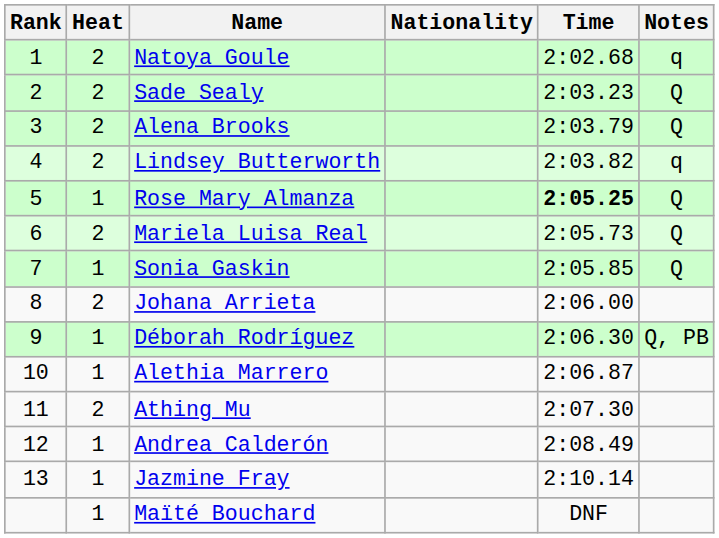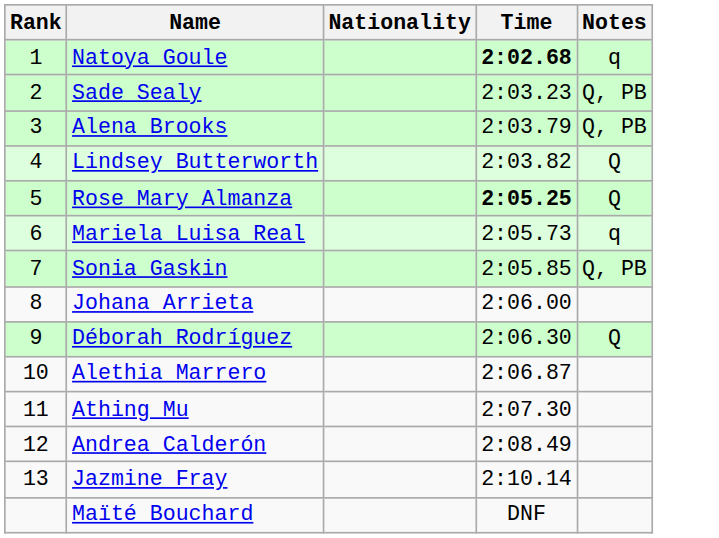- column: (98, 22)
(589, 58) normal -> (526, 58) bold
(677, 93) Q -> (614, 93) Q, PB
(677, 128) Q -> (614, 128) Q, PB
(677, 163) q -> (614, 163) Q
(677, 233) Q -> (614, 233) q
(677, 269) Q -> (614, 269) Q, PB
(677, 339) Q, PB -> (614, 339) Q
